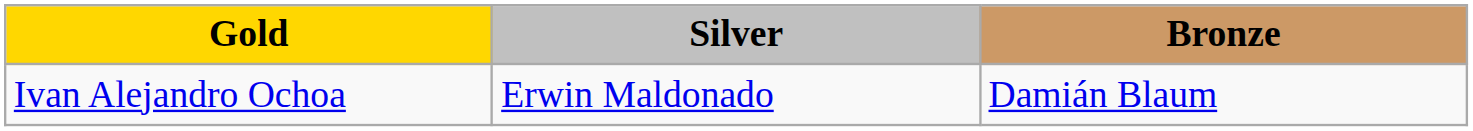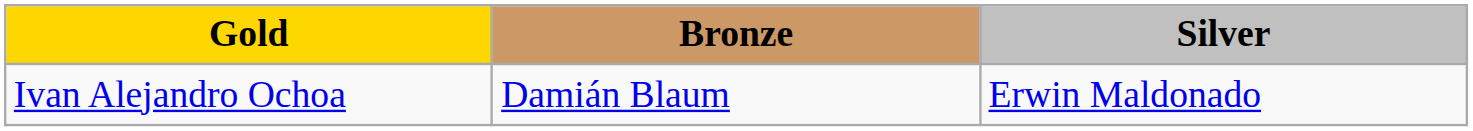columns swapped: (736, 34) <-> (1224, 34)
